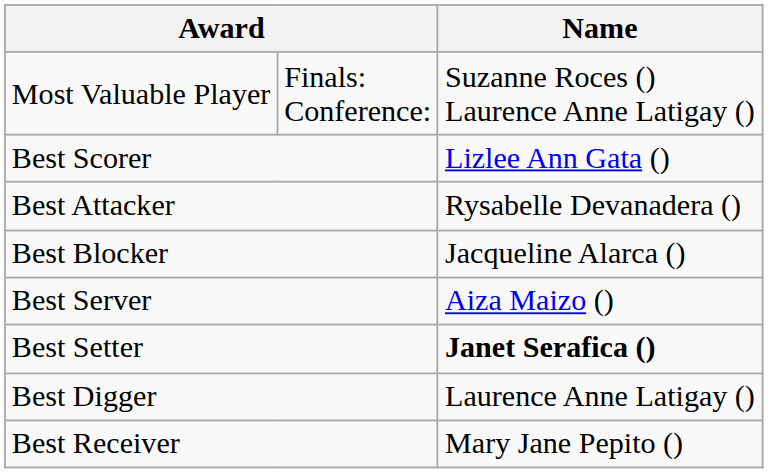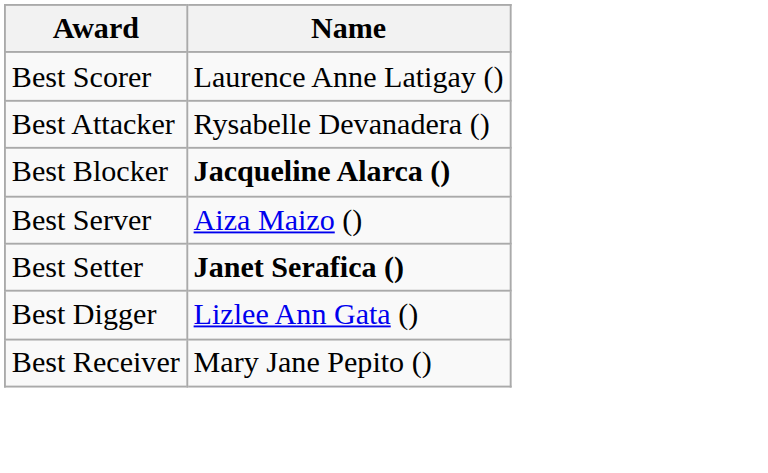- row: (141, 92)
(557, 157) Lizlee Ann Gata () -> (349, 76) Laurence Anne Latigay ()
(565, 253) normal -> (322, 171) bold
(600, 396) Laurence Anne Latigay () -> (306, 314) Lizlee Ann Gata ()
